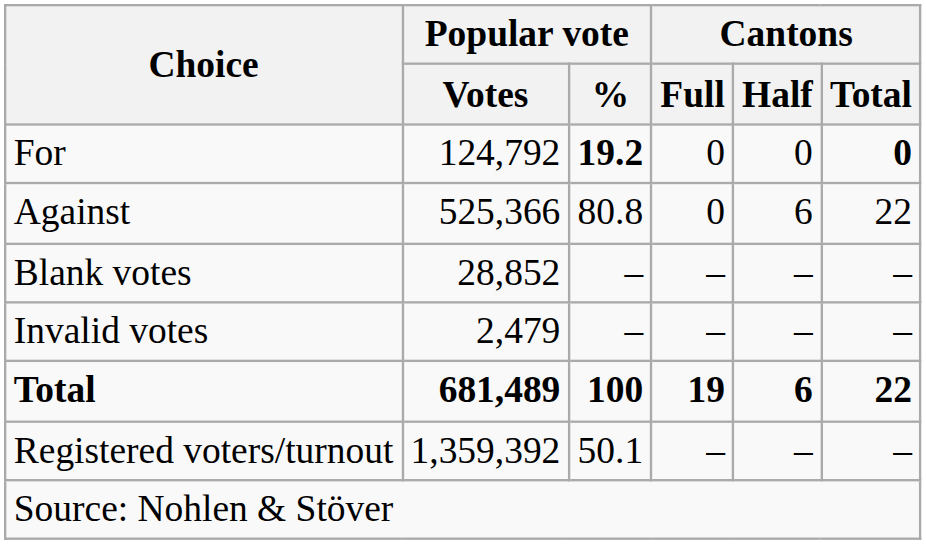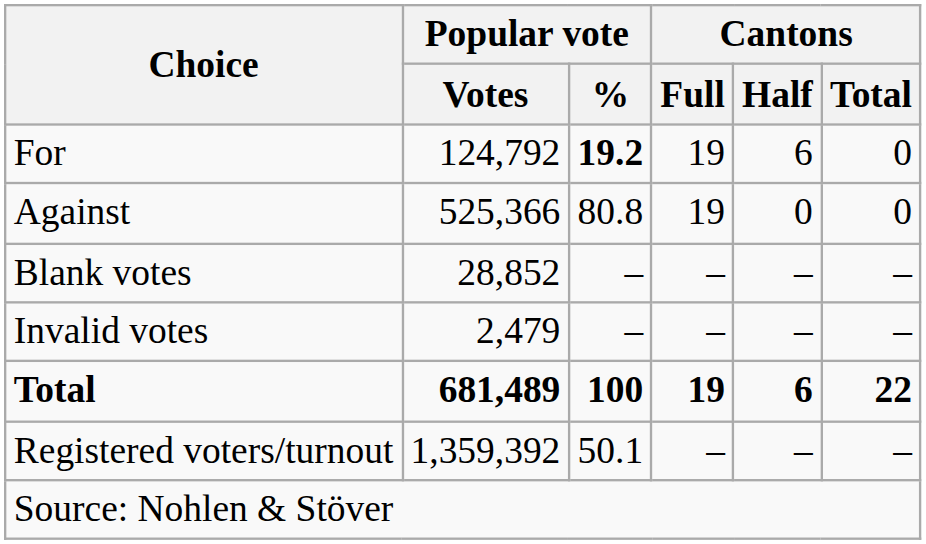(716, 152) 0 -> (706, 152) 19
(803, 152) 0 -> (803, 152) 6
(903, 152) bold -> (903, 152) normal
(716, 212) 0 -> (706, 212) 19
(803, 212) 6 -> (803, 212) 0
(893, 212) 22 -> (903, 212) 0
